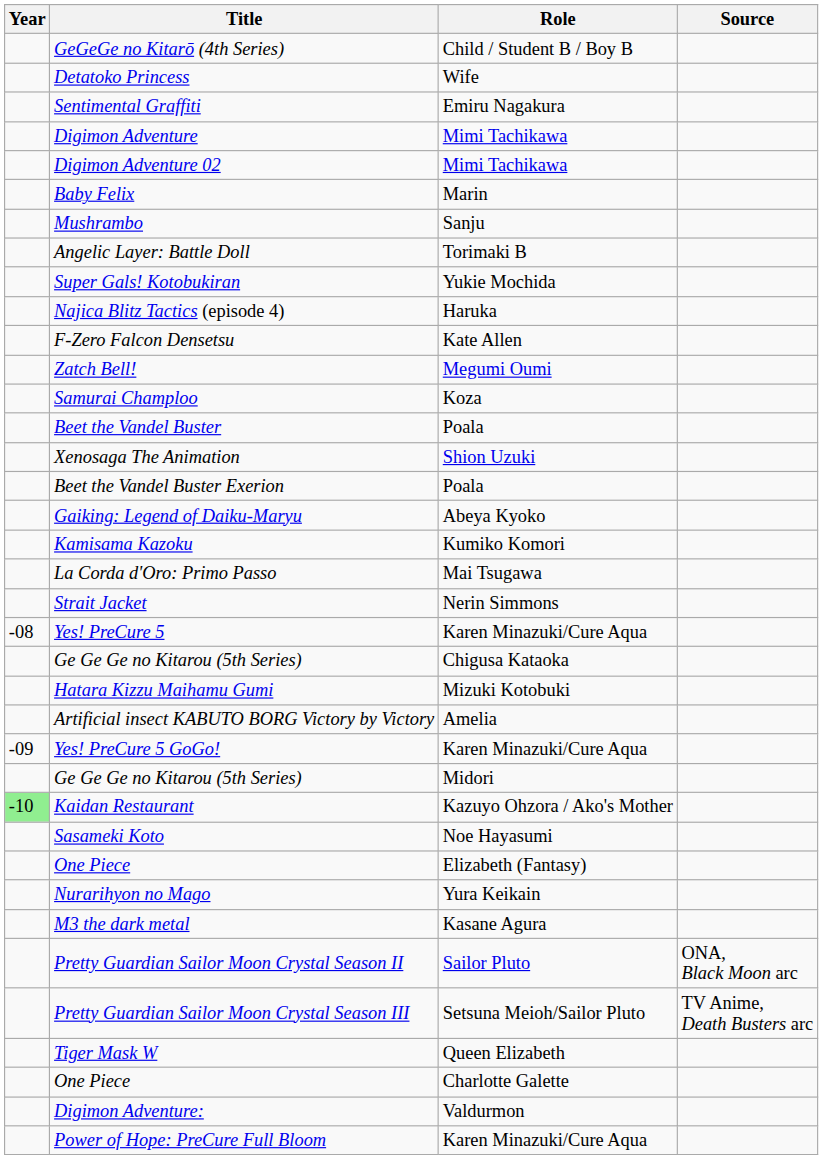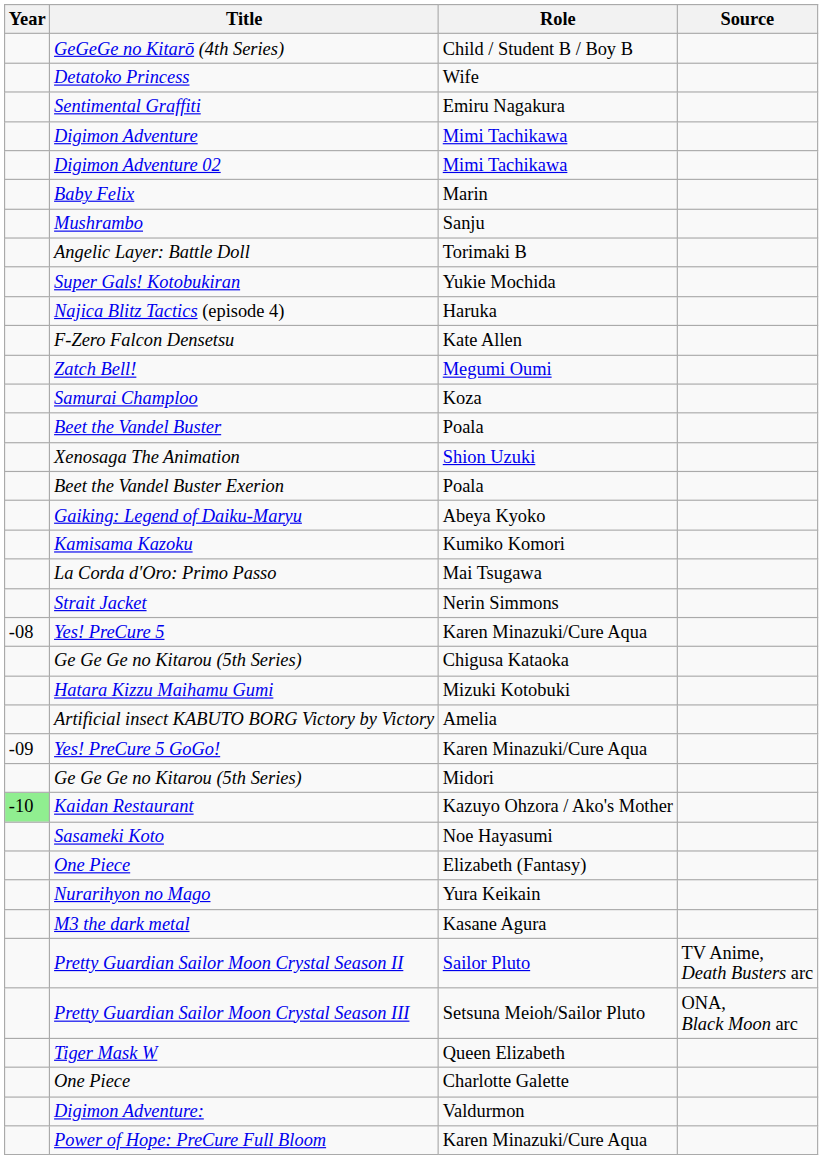(740, 963) ONA, Black Moon arc -> (747, 963) TV Anime, Death Busters arc
(747, 1013) TV Anime, Death Busters arc -> (740, 1013) ONA, Black Moon arc
